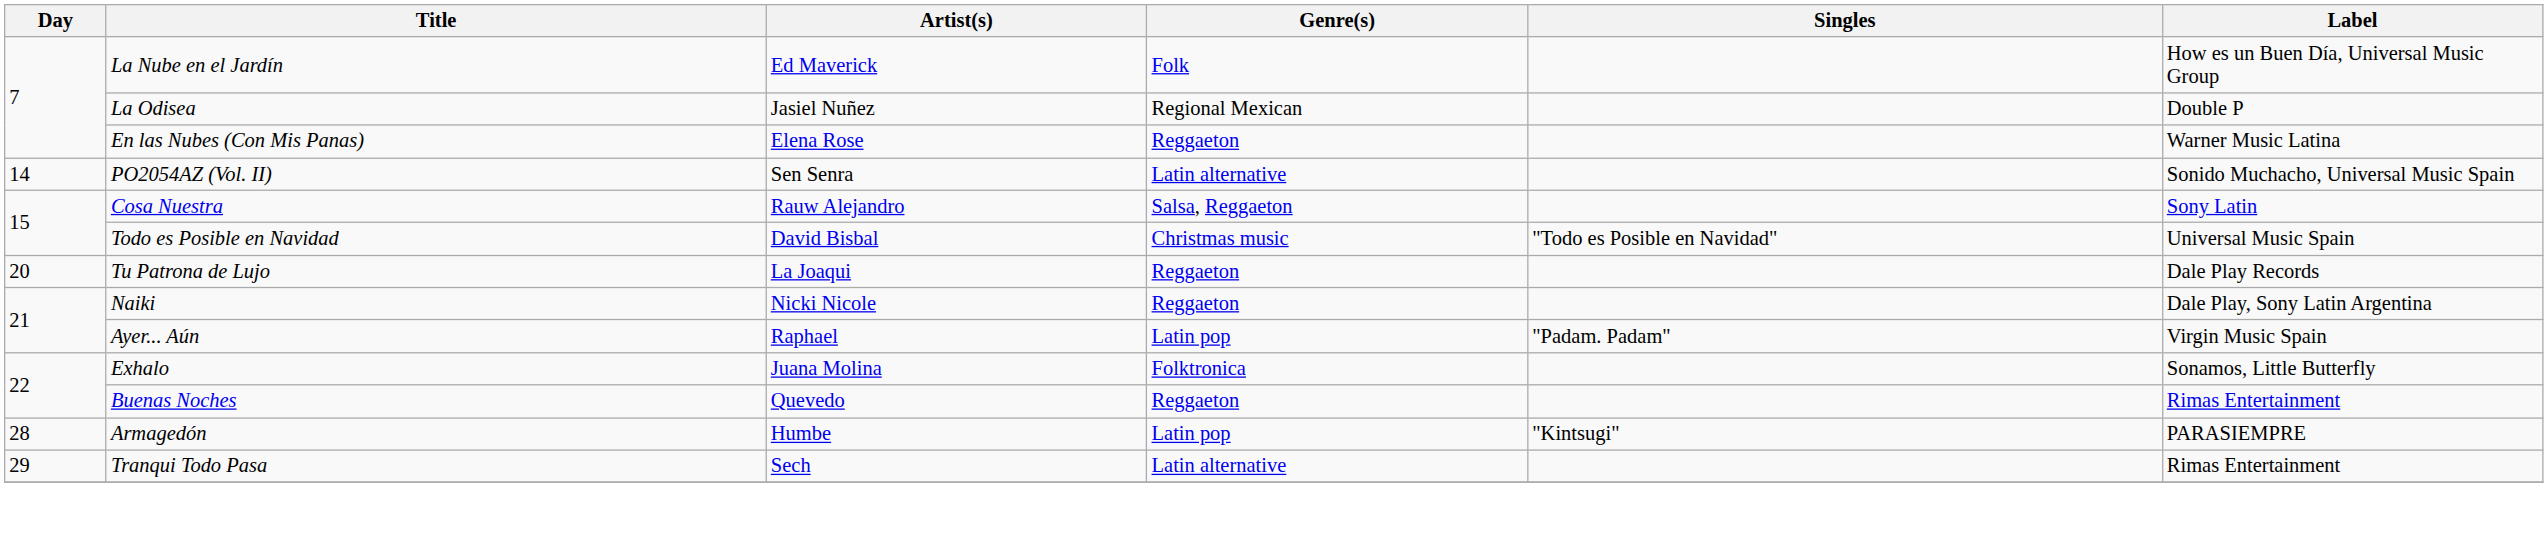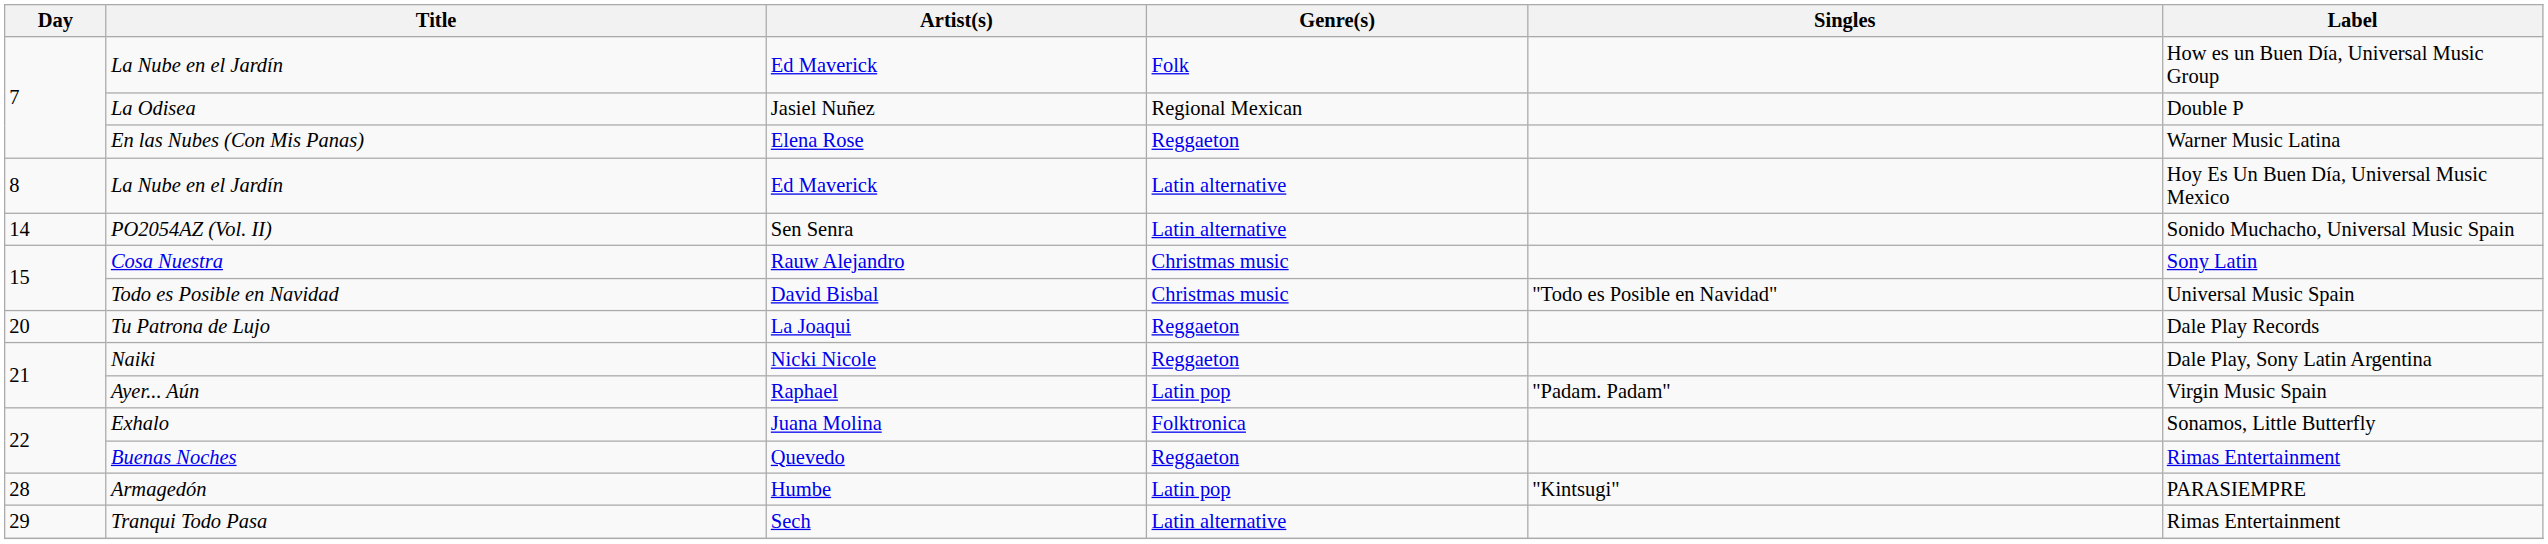+ row: (14, 185)
(1222, 206) Salsa, Reggaeton -> (1220, 261) Christmas music
